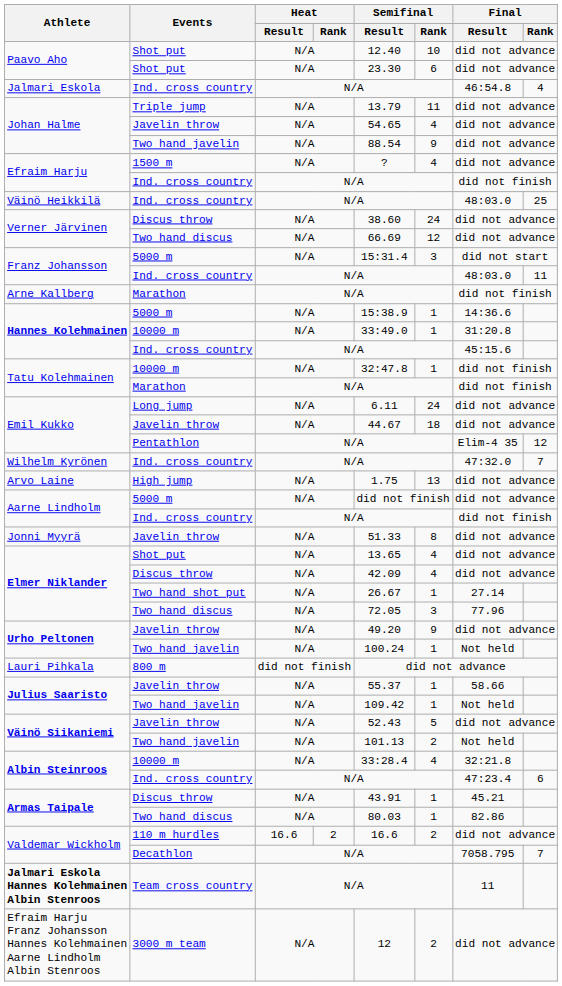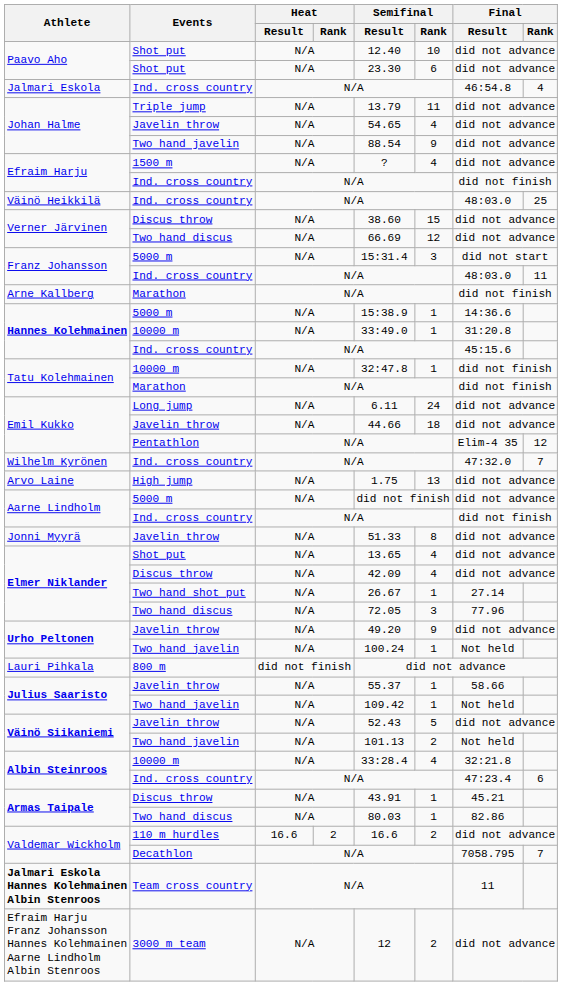(434, 219) 24 -> (434, 219) 15
(384, 424) 44.67 -> (384, 424) 44.66
